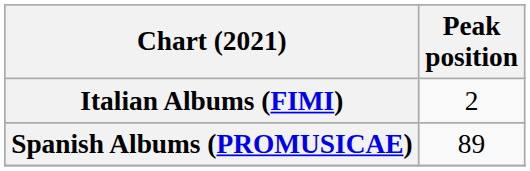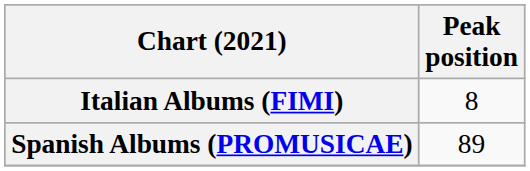(472, 100) 2 -> (472, 100) 8
